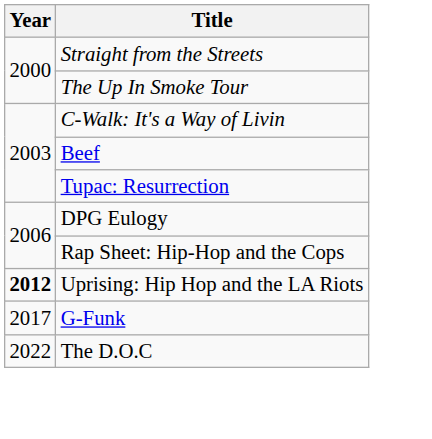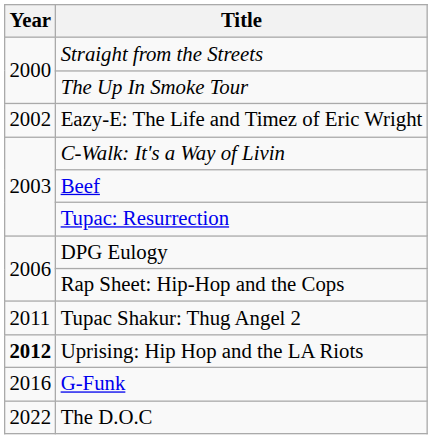+ row: (241, 119)
+ row: (181, 317)
(30, 317) 2017 -> (30, 383) 2016
